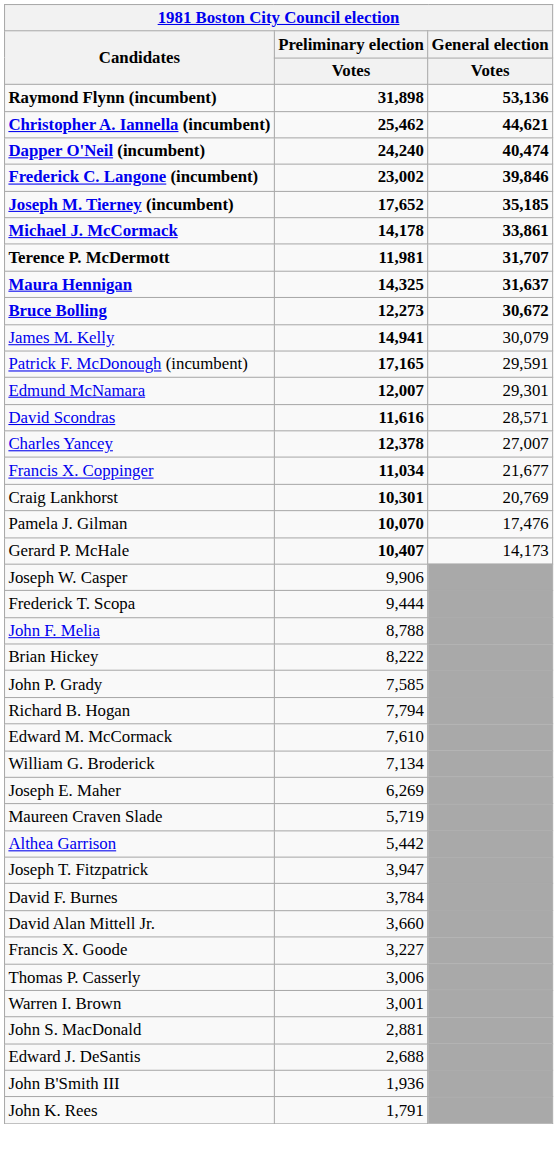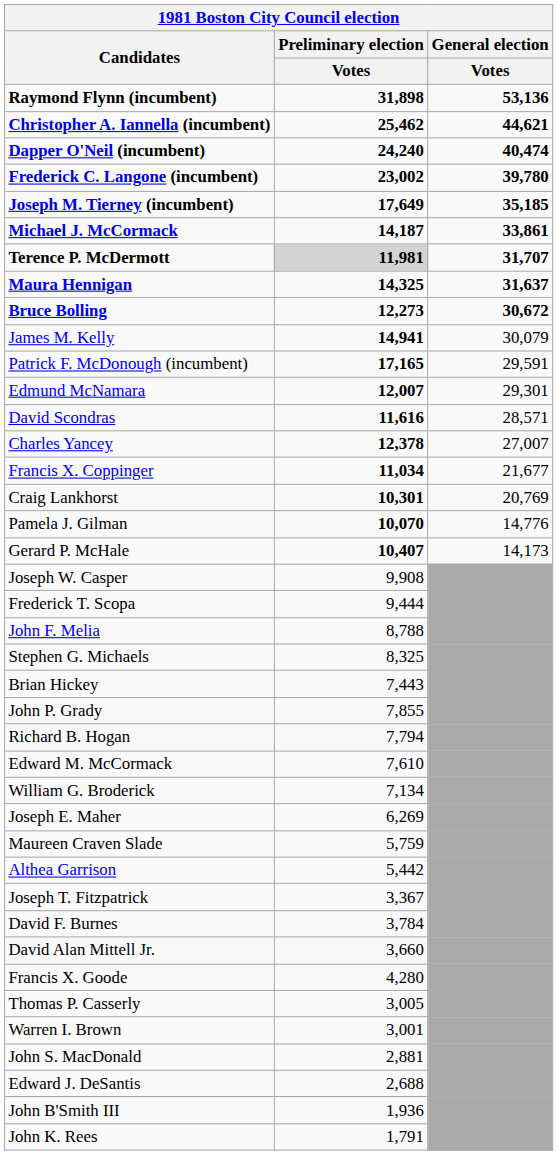(526, 177) 39,846 -> (526, 177) 39,780
(401, 204) 17,652 -> (401, 204) 17,649
(401, 230) 14,178 -> (401, 230) 14,187
(401, 257) no background -> (401, 257) lightgrey background
(526, 524) 17,476 -> (526, 524) 14,776
(405, 577) 9,906 -> (405, 577) 9,908
+ row: (79, 657)
(405, 657) 8,222 -> (405, 683) 7,443
(405, 683) 7,585 -> (405, 710) 7,855
(405, 817) 5,719 -> (405, 843) 5,759
(405, 870) 3,947 -> (405, 897) 3,367
(405, 950) 3,227 -> (405, 976) 4,280
(405, 976) 3,006 -> (405, 1003) 3,005
